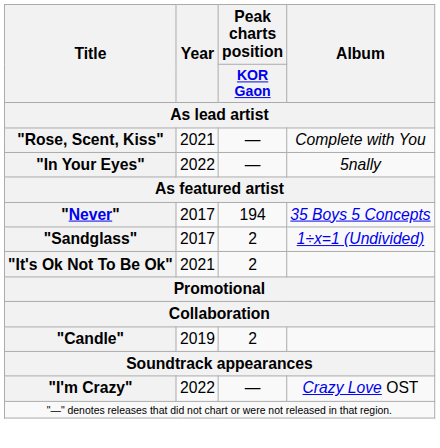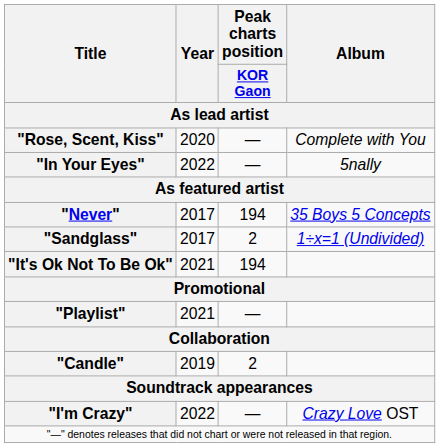(197, 139) 2021 -> (197, 139) 2020
(253, 264) 2 -> (253, 264) 194
+ row: (90, 313)
